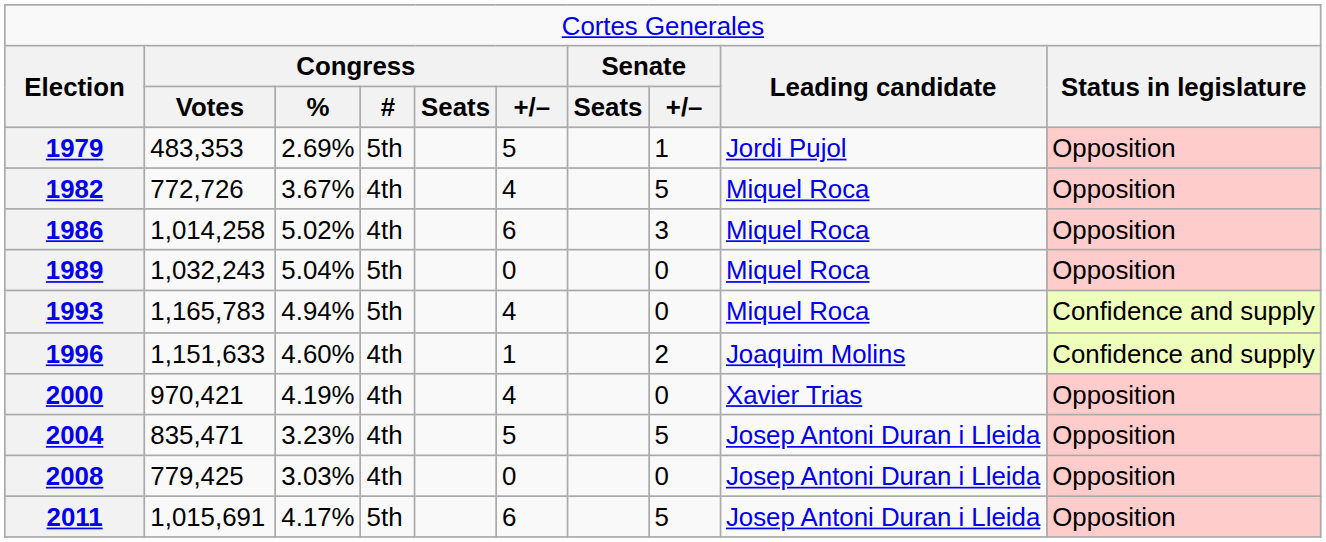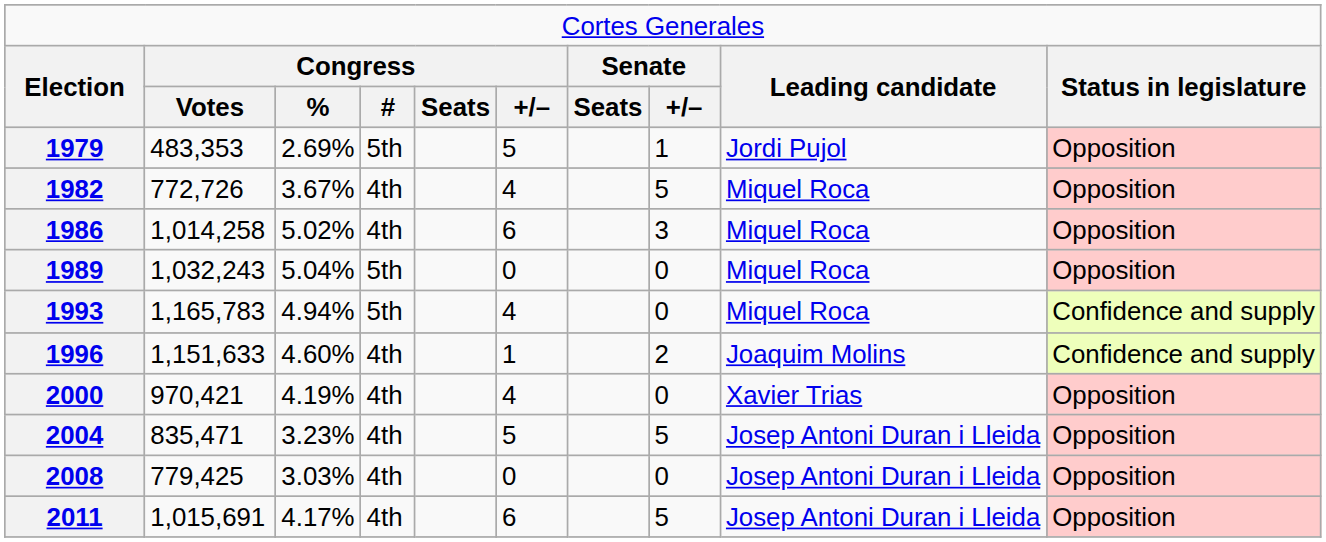(385, 516) 5th -> (385, 516) 4th
